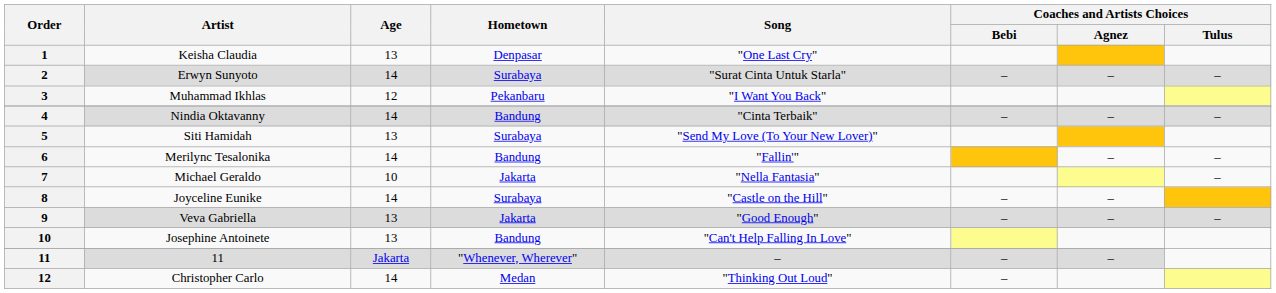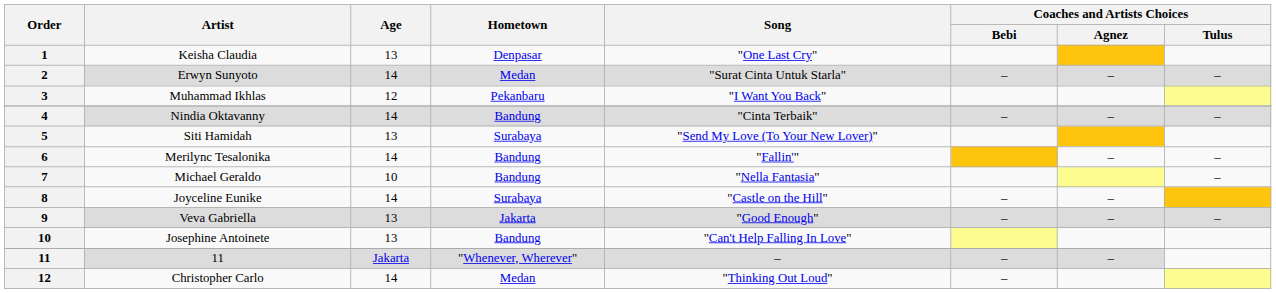(518, 75) Surabaya -> (518, 75) Medan
(518, 177) Jakarta -> (518, 177) Bandung
